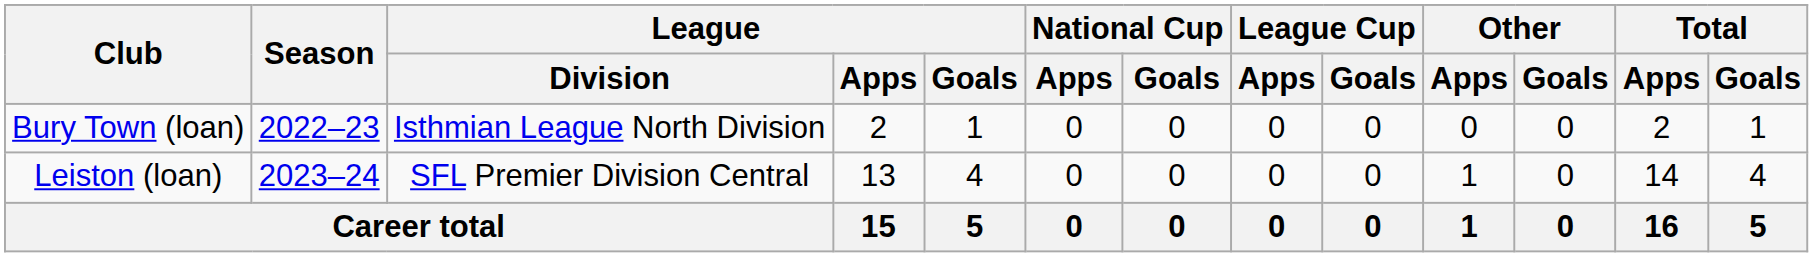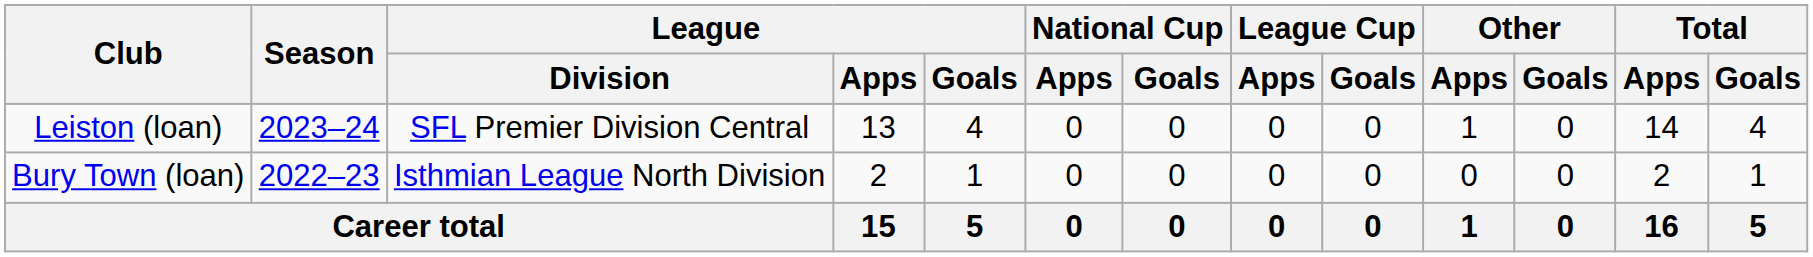rows swapped: (128, 127) <-> (128, 176)
